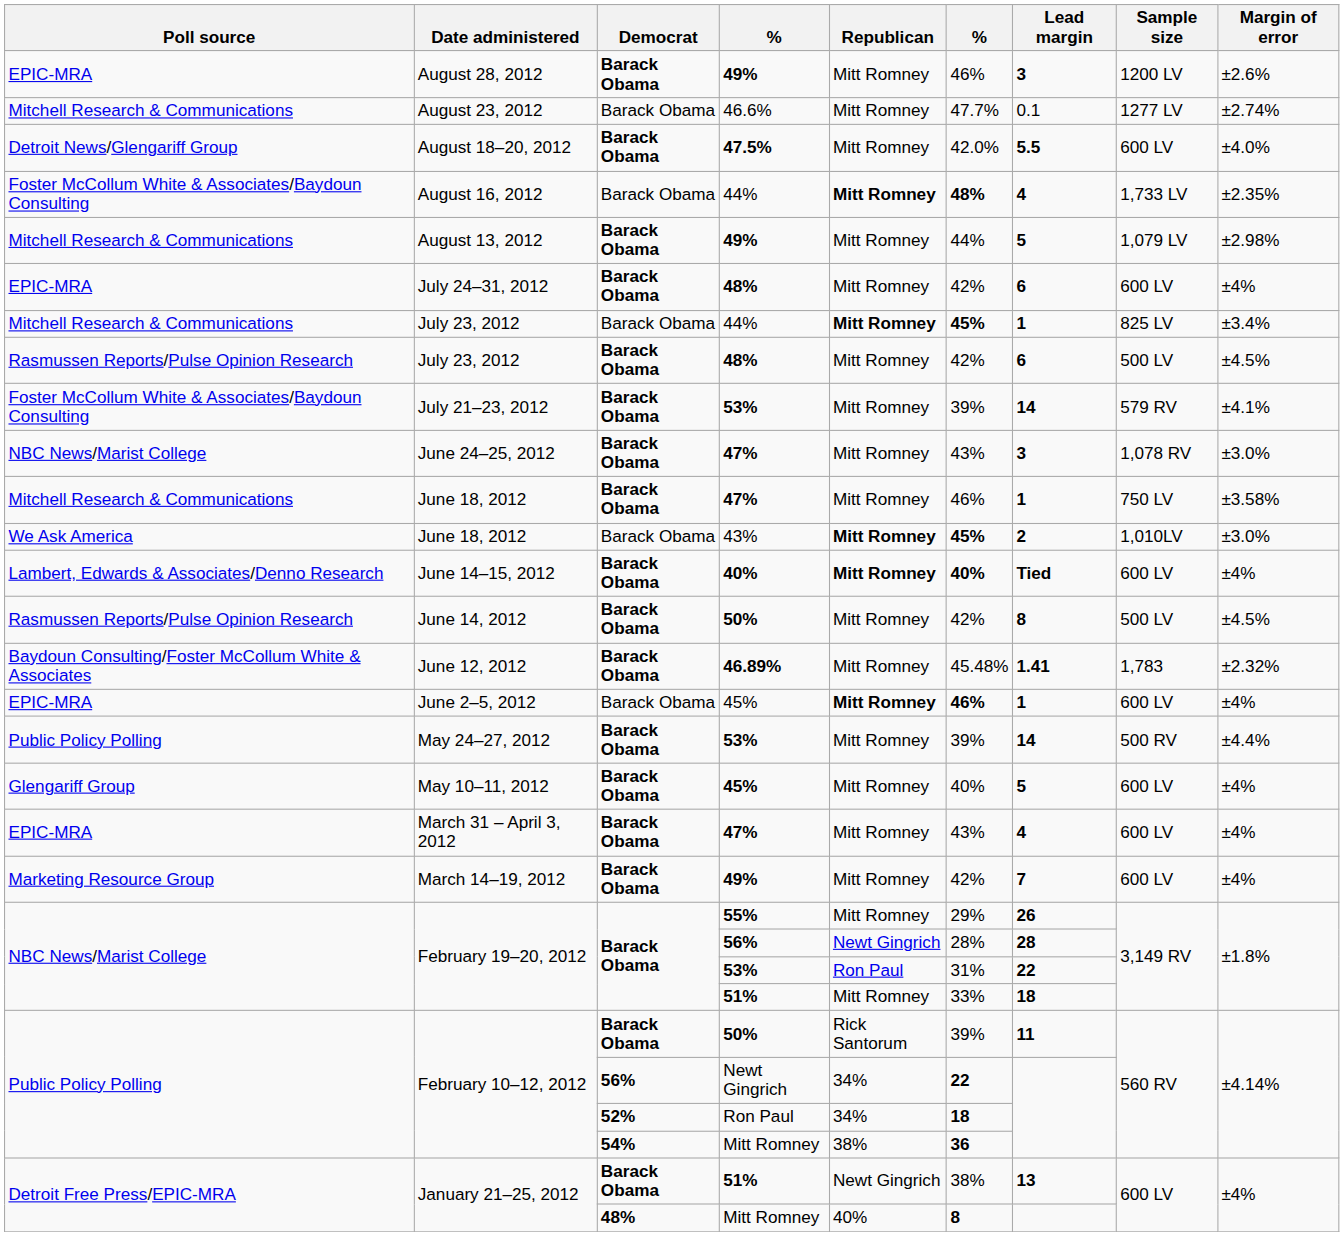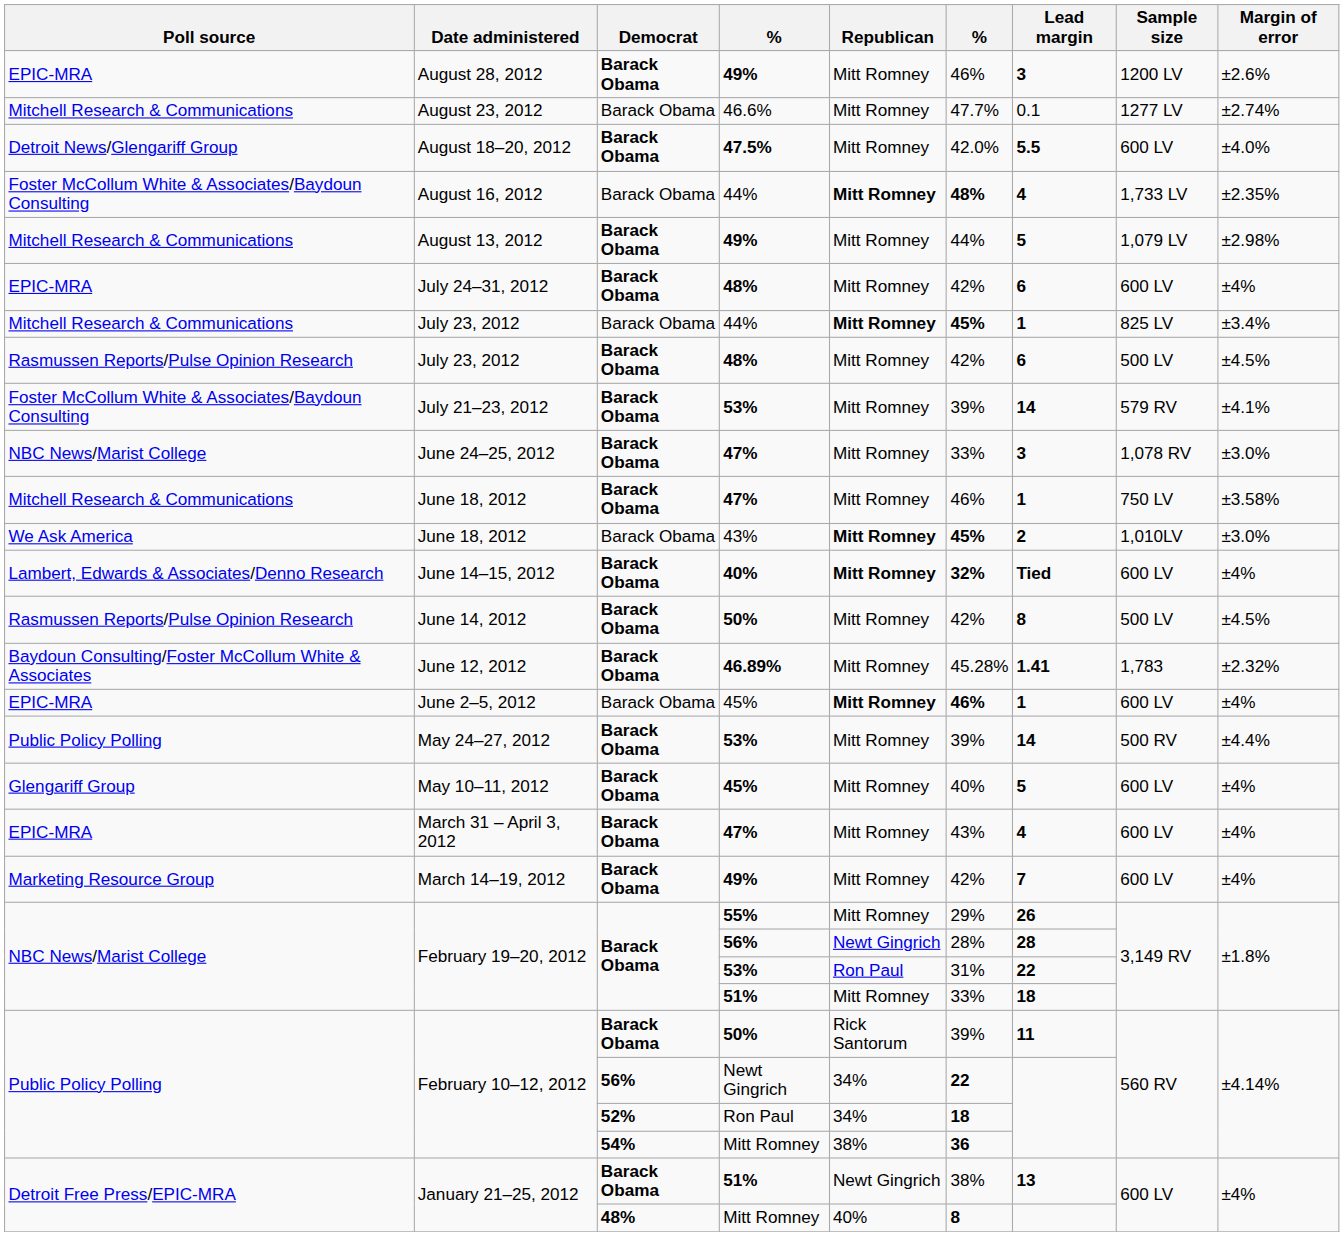(968, 453) 43% -> (968, 453) 33%
(968, 573) 40% -> (968, 573) 32%
(979, 666) 45.48% -> (979, 666) 45.28%
